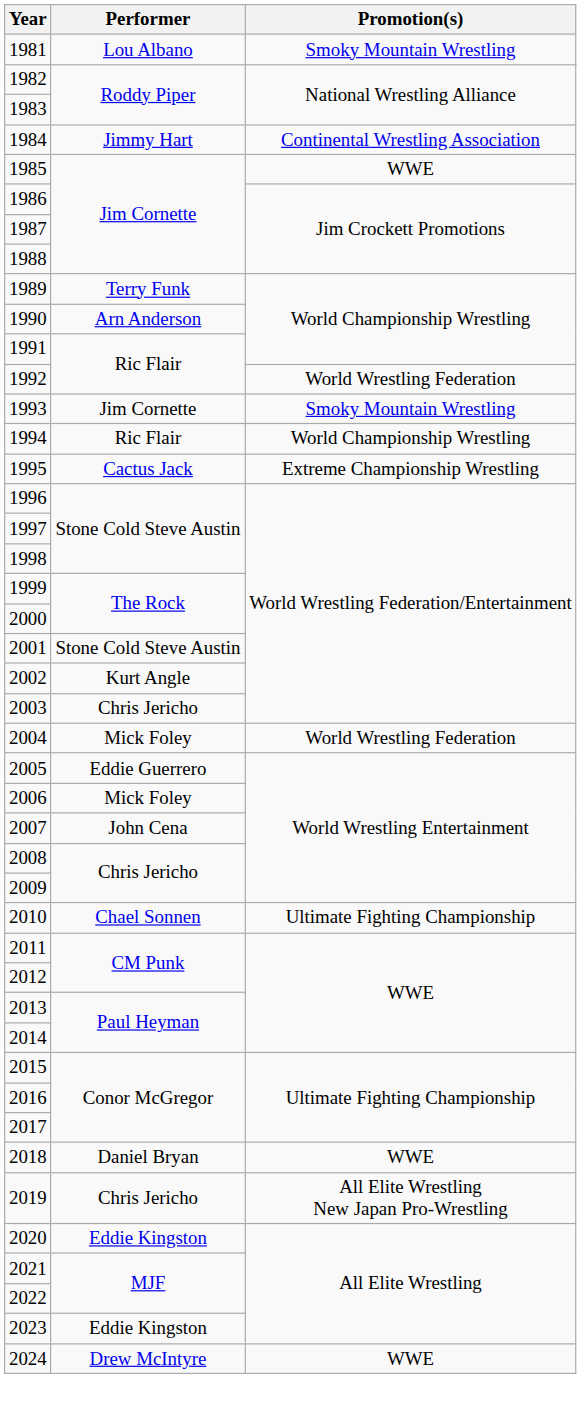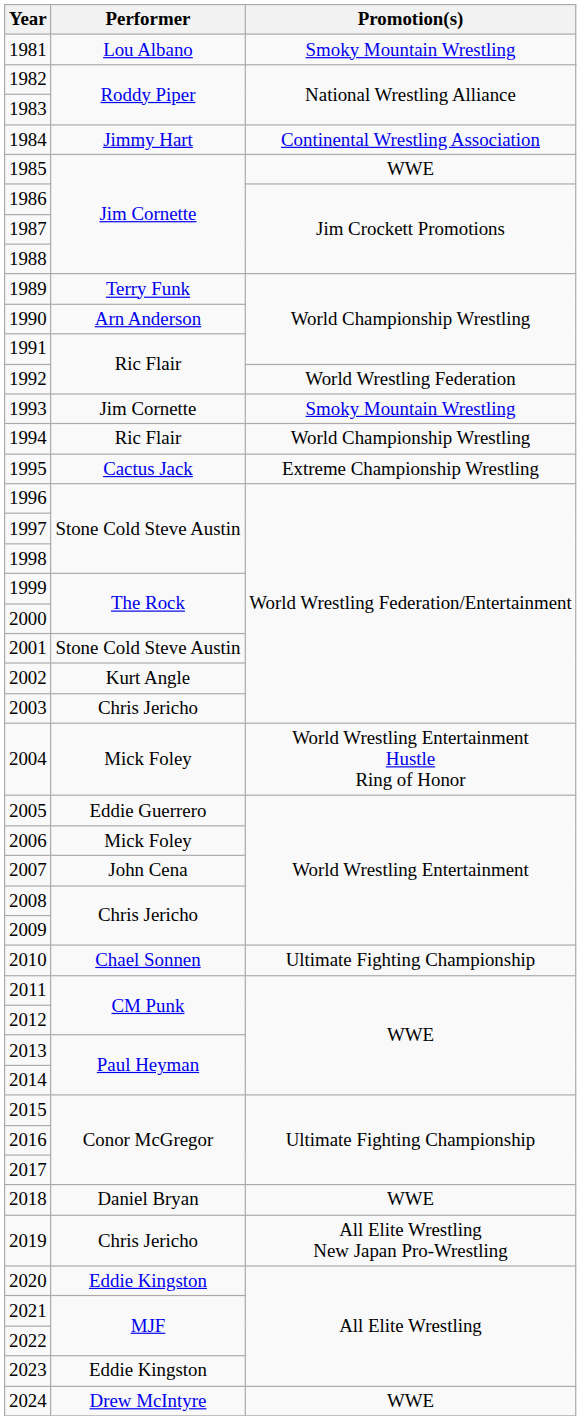(410, 738) World Wrestling Federation -> (410, 759) World Wrestling Entertainment Hustle Ring of Honor
